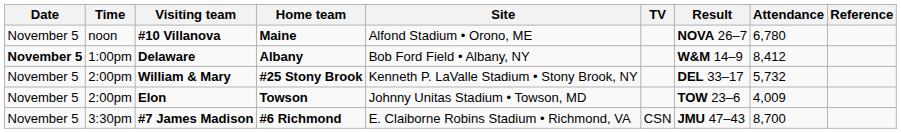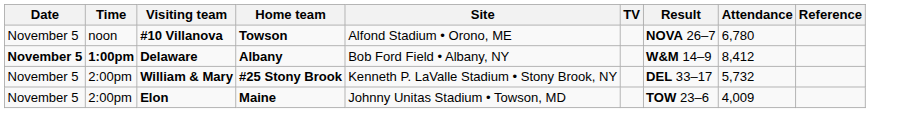(278, 36) Maine -> (263, 36) Towson
(110, 56) normal -> (111, 56) bold
(284, 98) Towson -> (258, 98) Maine
- row: (196, 118)
